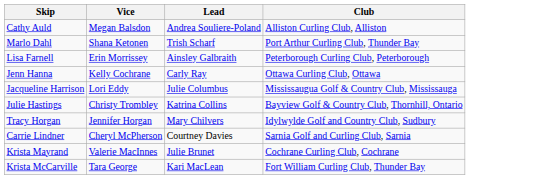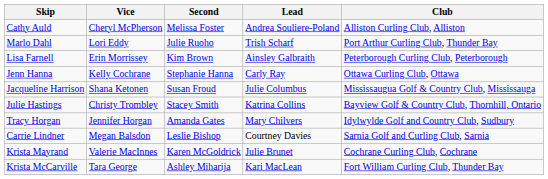+ column: (204, 12)
(120, 27) Megan Balsdon -> (126, 27) Cheryl McPherson
(119, 43) Shana Ketonen -> (109, 43) Lori Eddy
(109, 89) Lori Eddy -> (119, 89) Shana Ketonen
(126, 136) Cheryl McPherson -> (120, 136) Megan Balsdon
